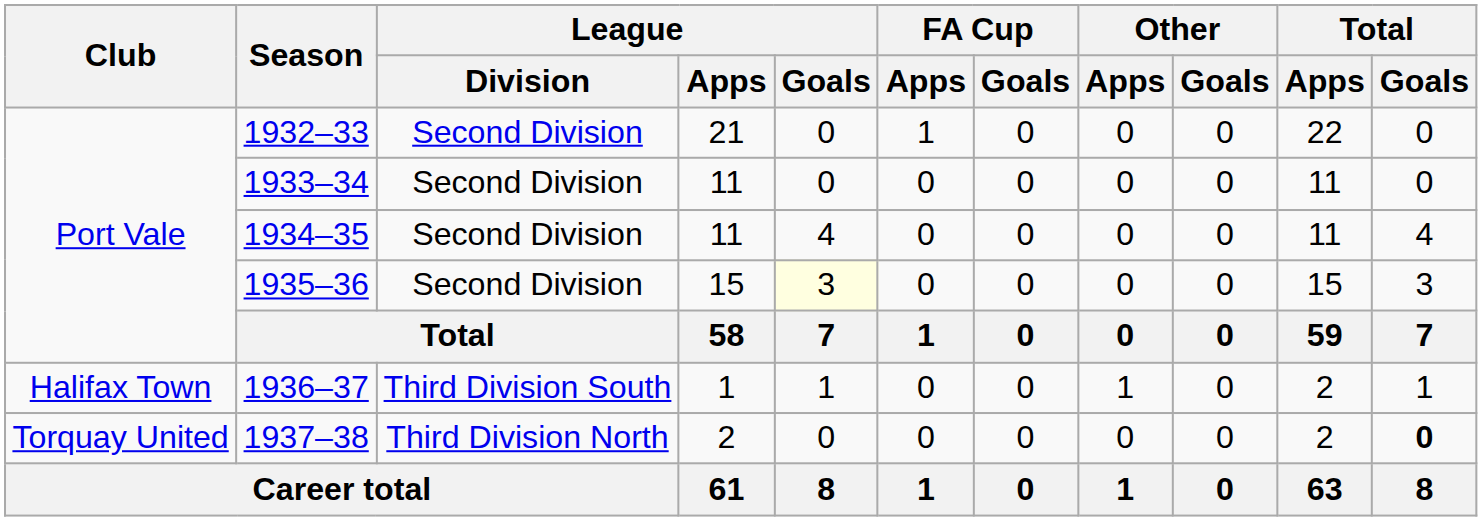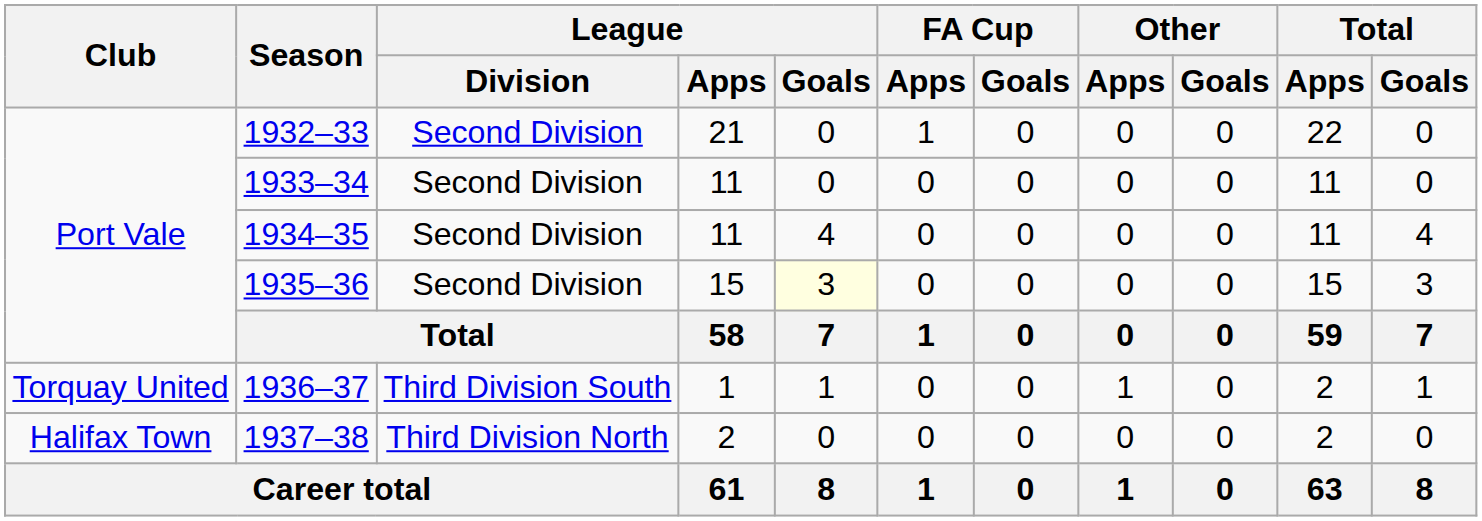(121, 387) Halifax Town -> (121, 387) Torquay United
(121, 438) Torquay United -> (121, 438) Halifax Town
(1424, 438) bold -> (1424, 438) normal
